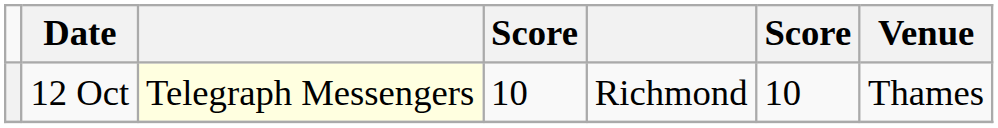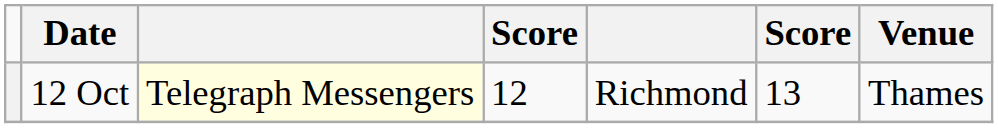(509, 91) 10 -> (509, 91) 12
(783, 91) 10 -> (783, 91) 13
